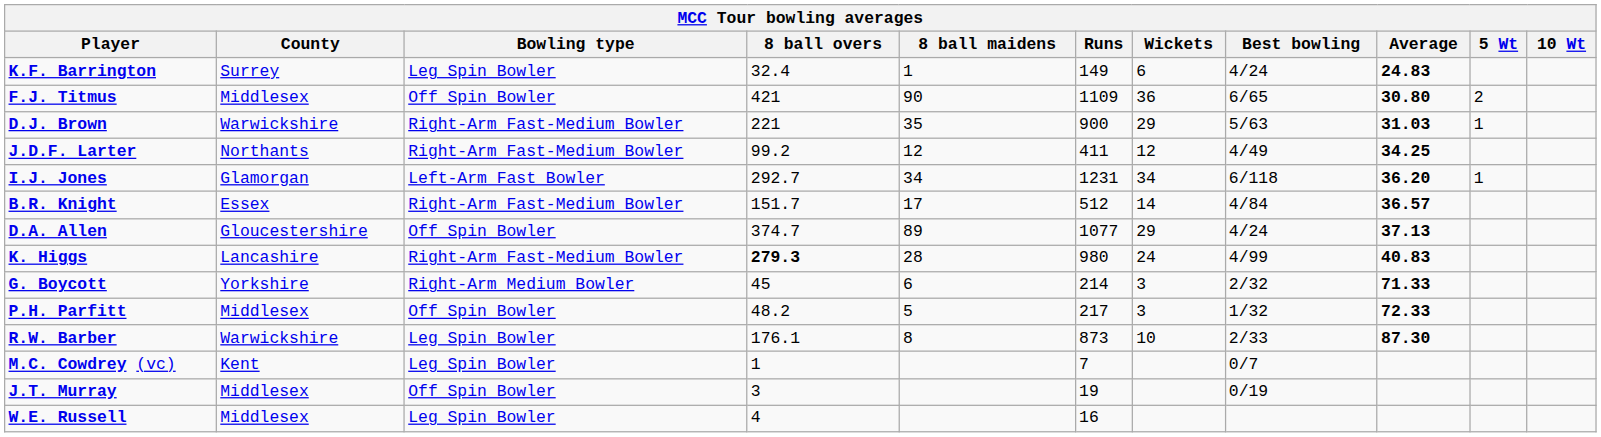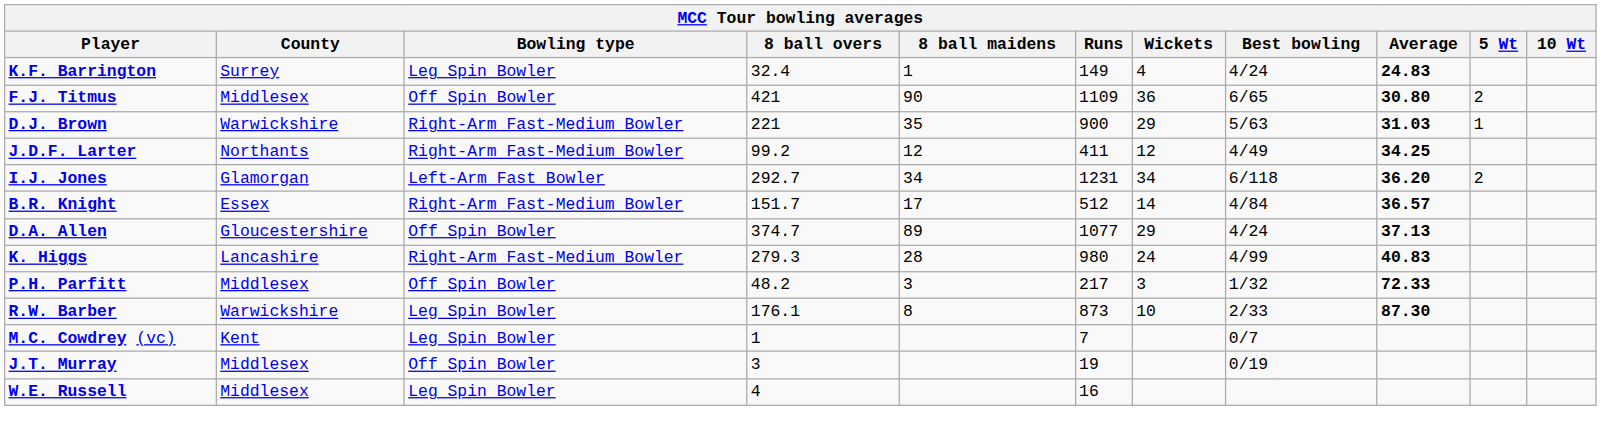(1141, 71) 6 -> (1141, 71) 4
(1479, 178) 1 -> (1479, 178) 2
(775, 258) bold -> (775, 258) normal
- row: (58, 285)
(908, 312) 5 -> (908, 285) 3
